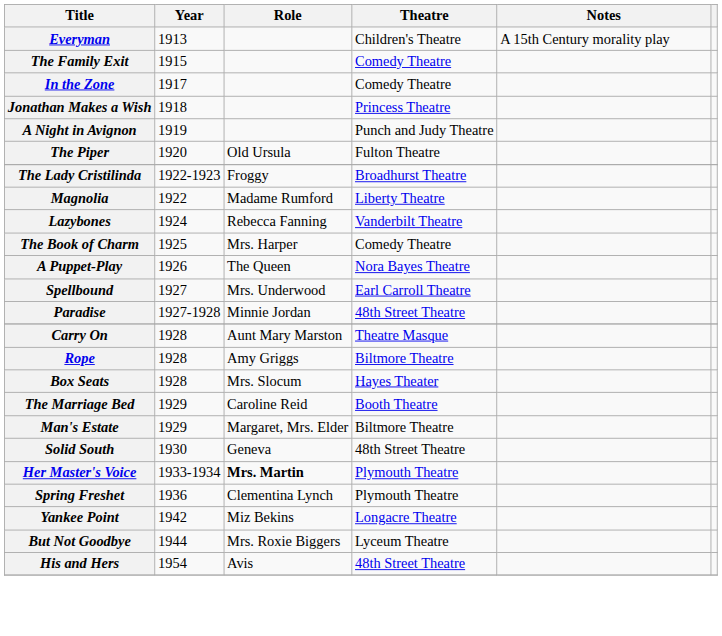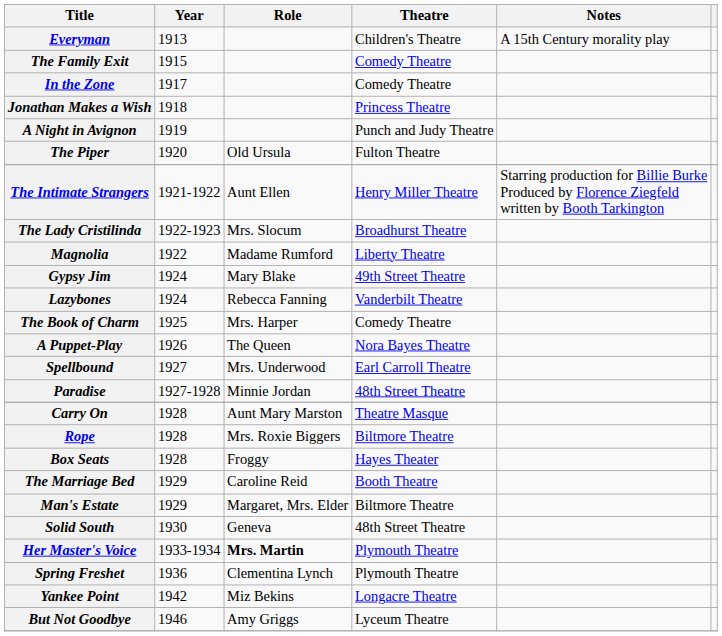+ row: (80, 191)
(248, 175) Froggy -> (264, 231) Mrs. Slocum
+ row: (80, 276)
(263, 358) Amy Griggs -> (284, 436) Mrs. Roxie Biggers
(264, 381) Mrs. Slocum -> (248, 459) Froggy
(172, 541) 1944 -> (172, 619) 1946
(284, 541) Mrs. Roxie Biggers -> (263, 619) Amy Griggs
- row: (80, 564)
